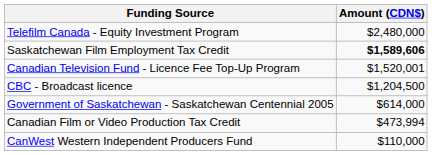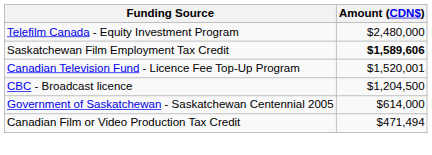(401, 123) $473,994 -> (401, 123) $471,494
- row: (130, 141)
